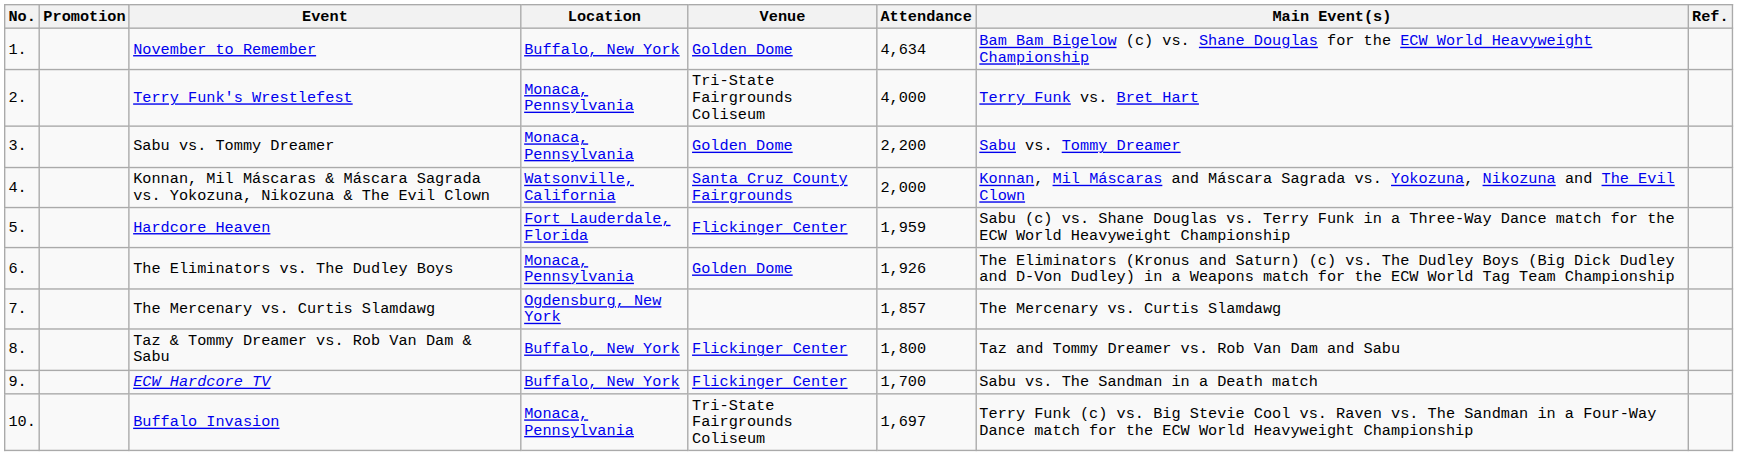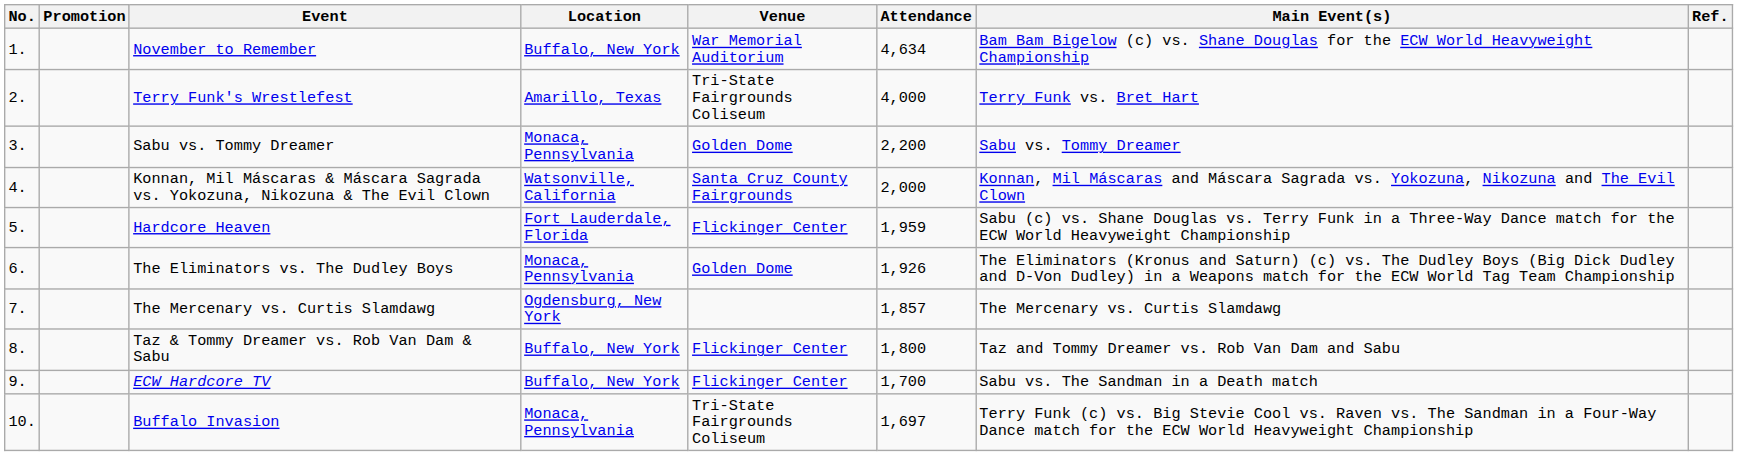(742, 49) Golden Dome -> (747, 49) War Memorial Auditorium
(579, 98) Monaca, Pennsylvania -> (593, 98) Amarillo, Texas
